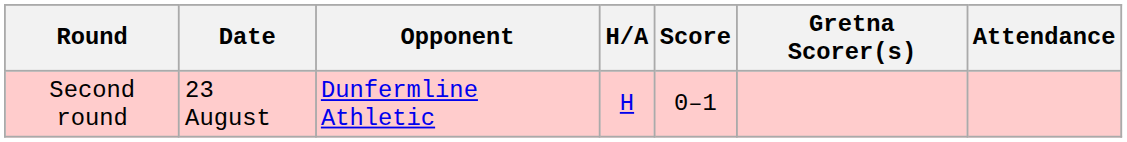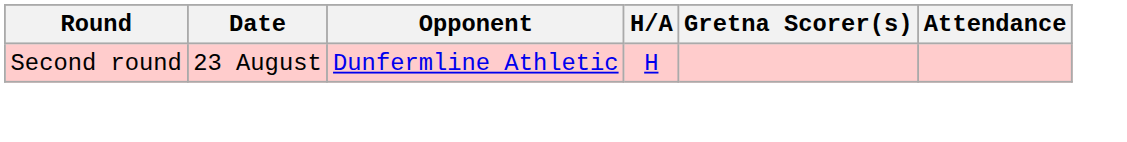- column: (695, 38)
